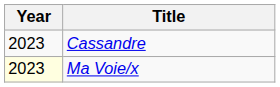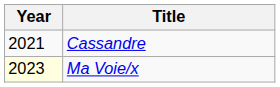(26, 43) 2023 -> (26, 43) 2021
